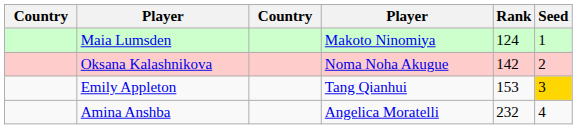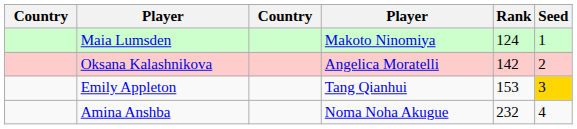(387, 64) Noma Noha Akugue -> (382, 64) Angelica Moratelli
(382, 111) Angelica Moratelli -> (387, 111) Noma Noha Akugue
